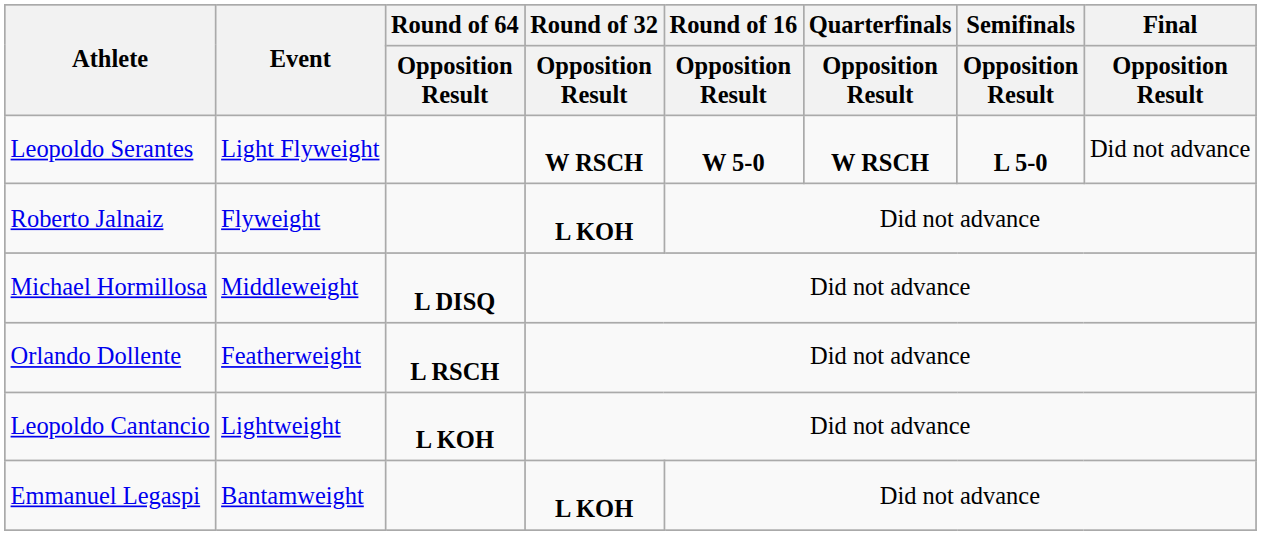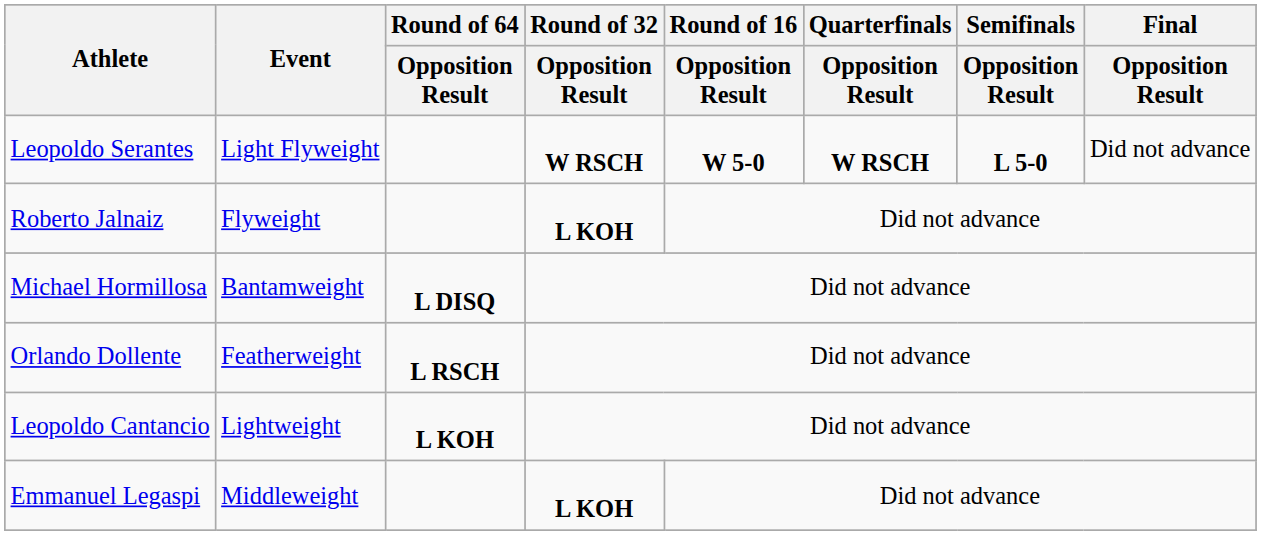(290, 287) Middleweight -> (292, 287) Bantamweight
(292, 495) Bantamweight -> (290, 495) Middleweight
